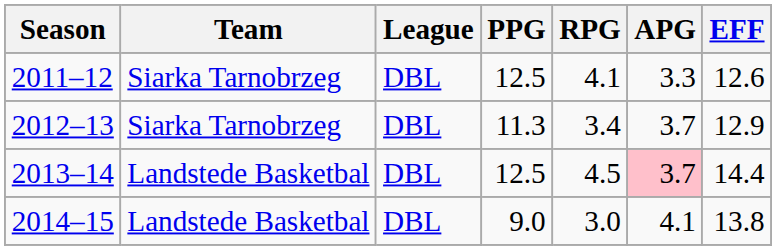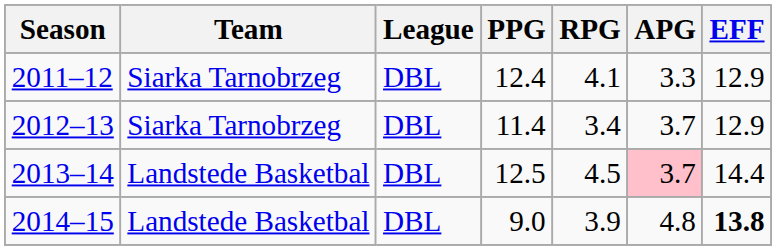(520, 76) 12.5 -> (520, 76) 12.4
(739, 76) 12.6 -> (739, 76) 12.9
(521, 124) 11.3 -> (521, 124) 11.4
(603, 221) 3.0 -> (603, 221) 3.9
(678, 221) 4.1 -> (678, 221) 4.8
(739, 221) normal -> (739, 221) bold
